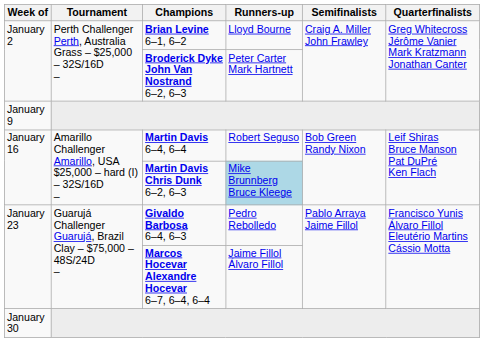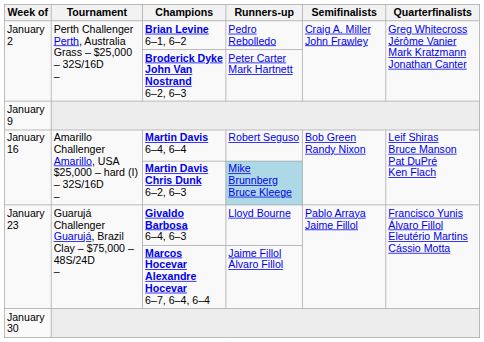(260, 29) Lloyd Bourne -> (252, 35) Pedro Rebolledo
(252, 219) Pedro Rebolledo -> (260, 213) Lloyd Bourne
